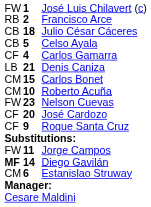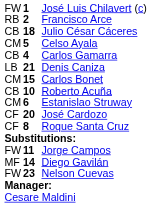(12, 43) CB -> (13, 43) CM
(12, 55) CF -> (12, 55) CB
(13, 91) CM -> (12, 91) CB
rows swapped: (87, 174) <-> (78, 103)
(26, 126) 9 -> (26, 126) 8
(12, 162) bold -> (12, 162) normal
